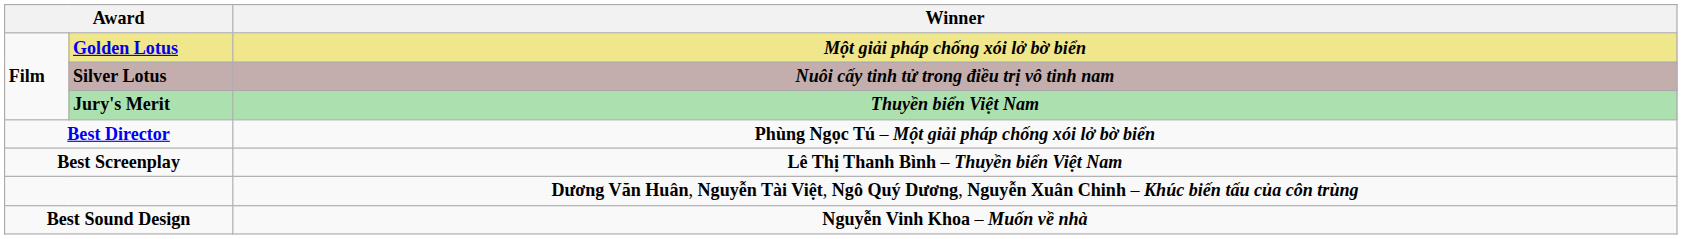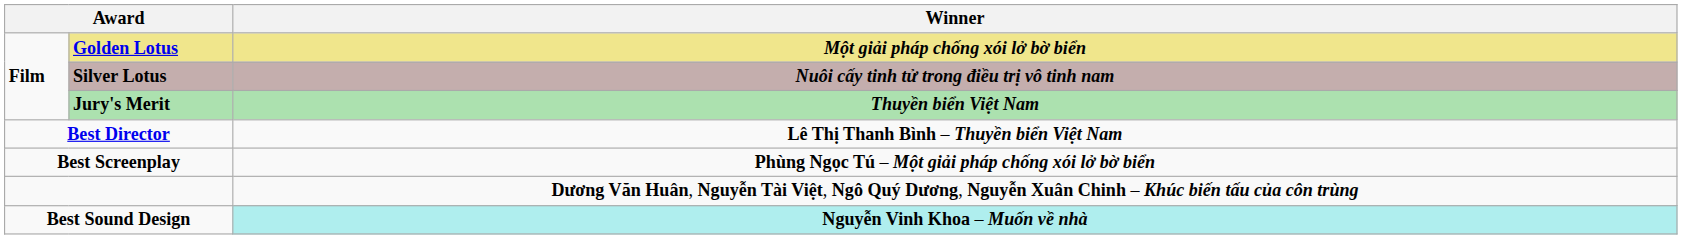(955, 133) Phùng Ngọc Tú – Một giải pháp chống xói lở bờ biển -> (955, 133) Lê Thị Thanh Bình – Thuyền biển Việt Nam
(955, 162) Lê Thị Thanh Bình – Thuyền biển Việt Nam -> (955, 162) Phùng Ngọc Tú – Một giải pháp chống xói lở bờ biển
(955, 219) no background -> (955, 219) paleturquoise background
